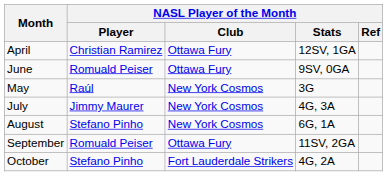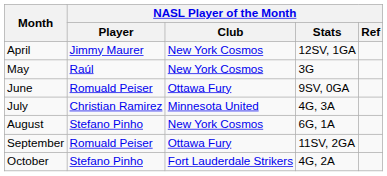(116, 50) Christian Ramirez -> (107, 50) Jimmy Maurer
(200, 50) Ottawa Fury -> (215, 50) New York Cosmos
rows swapped: (18, 87) <-> (20, 69)
(107, 106) Jimmy Maurer -> (116, 106) Christian Ramirez
(215, 106) New York Cosmos -> (213, 106) Minnesota United
